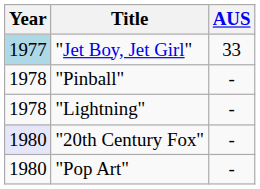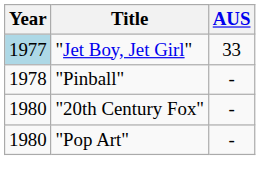- row: (100, 109)
(28, 139) lavender background -> (28, 109) no background
